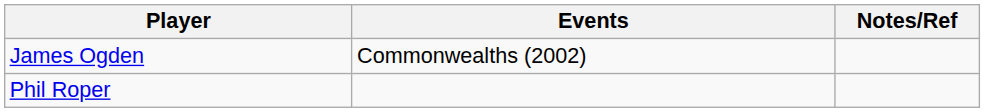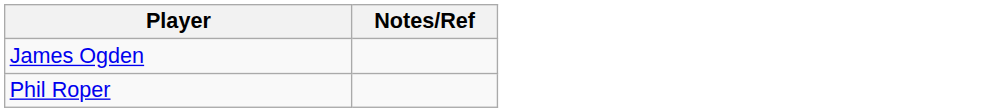- column: (593, 21)
